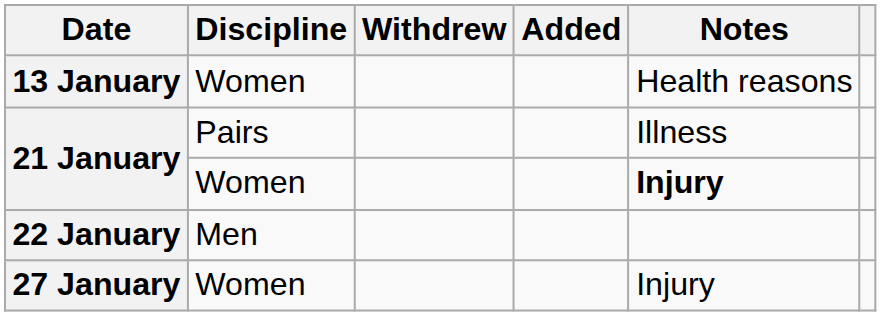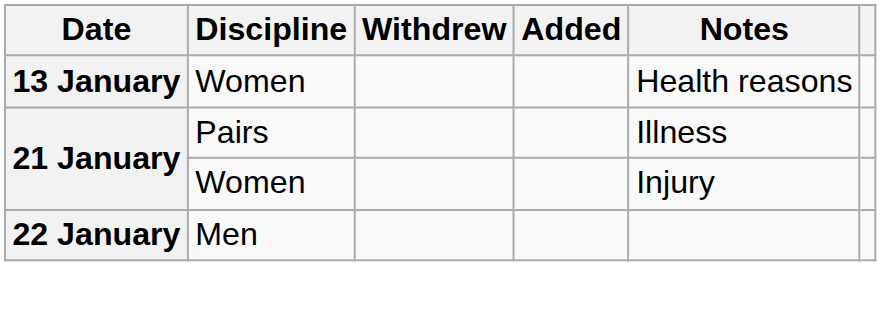(680, 183) bold -> (675, 183) normal
- row: (96, 285)
